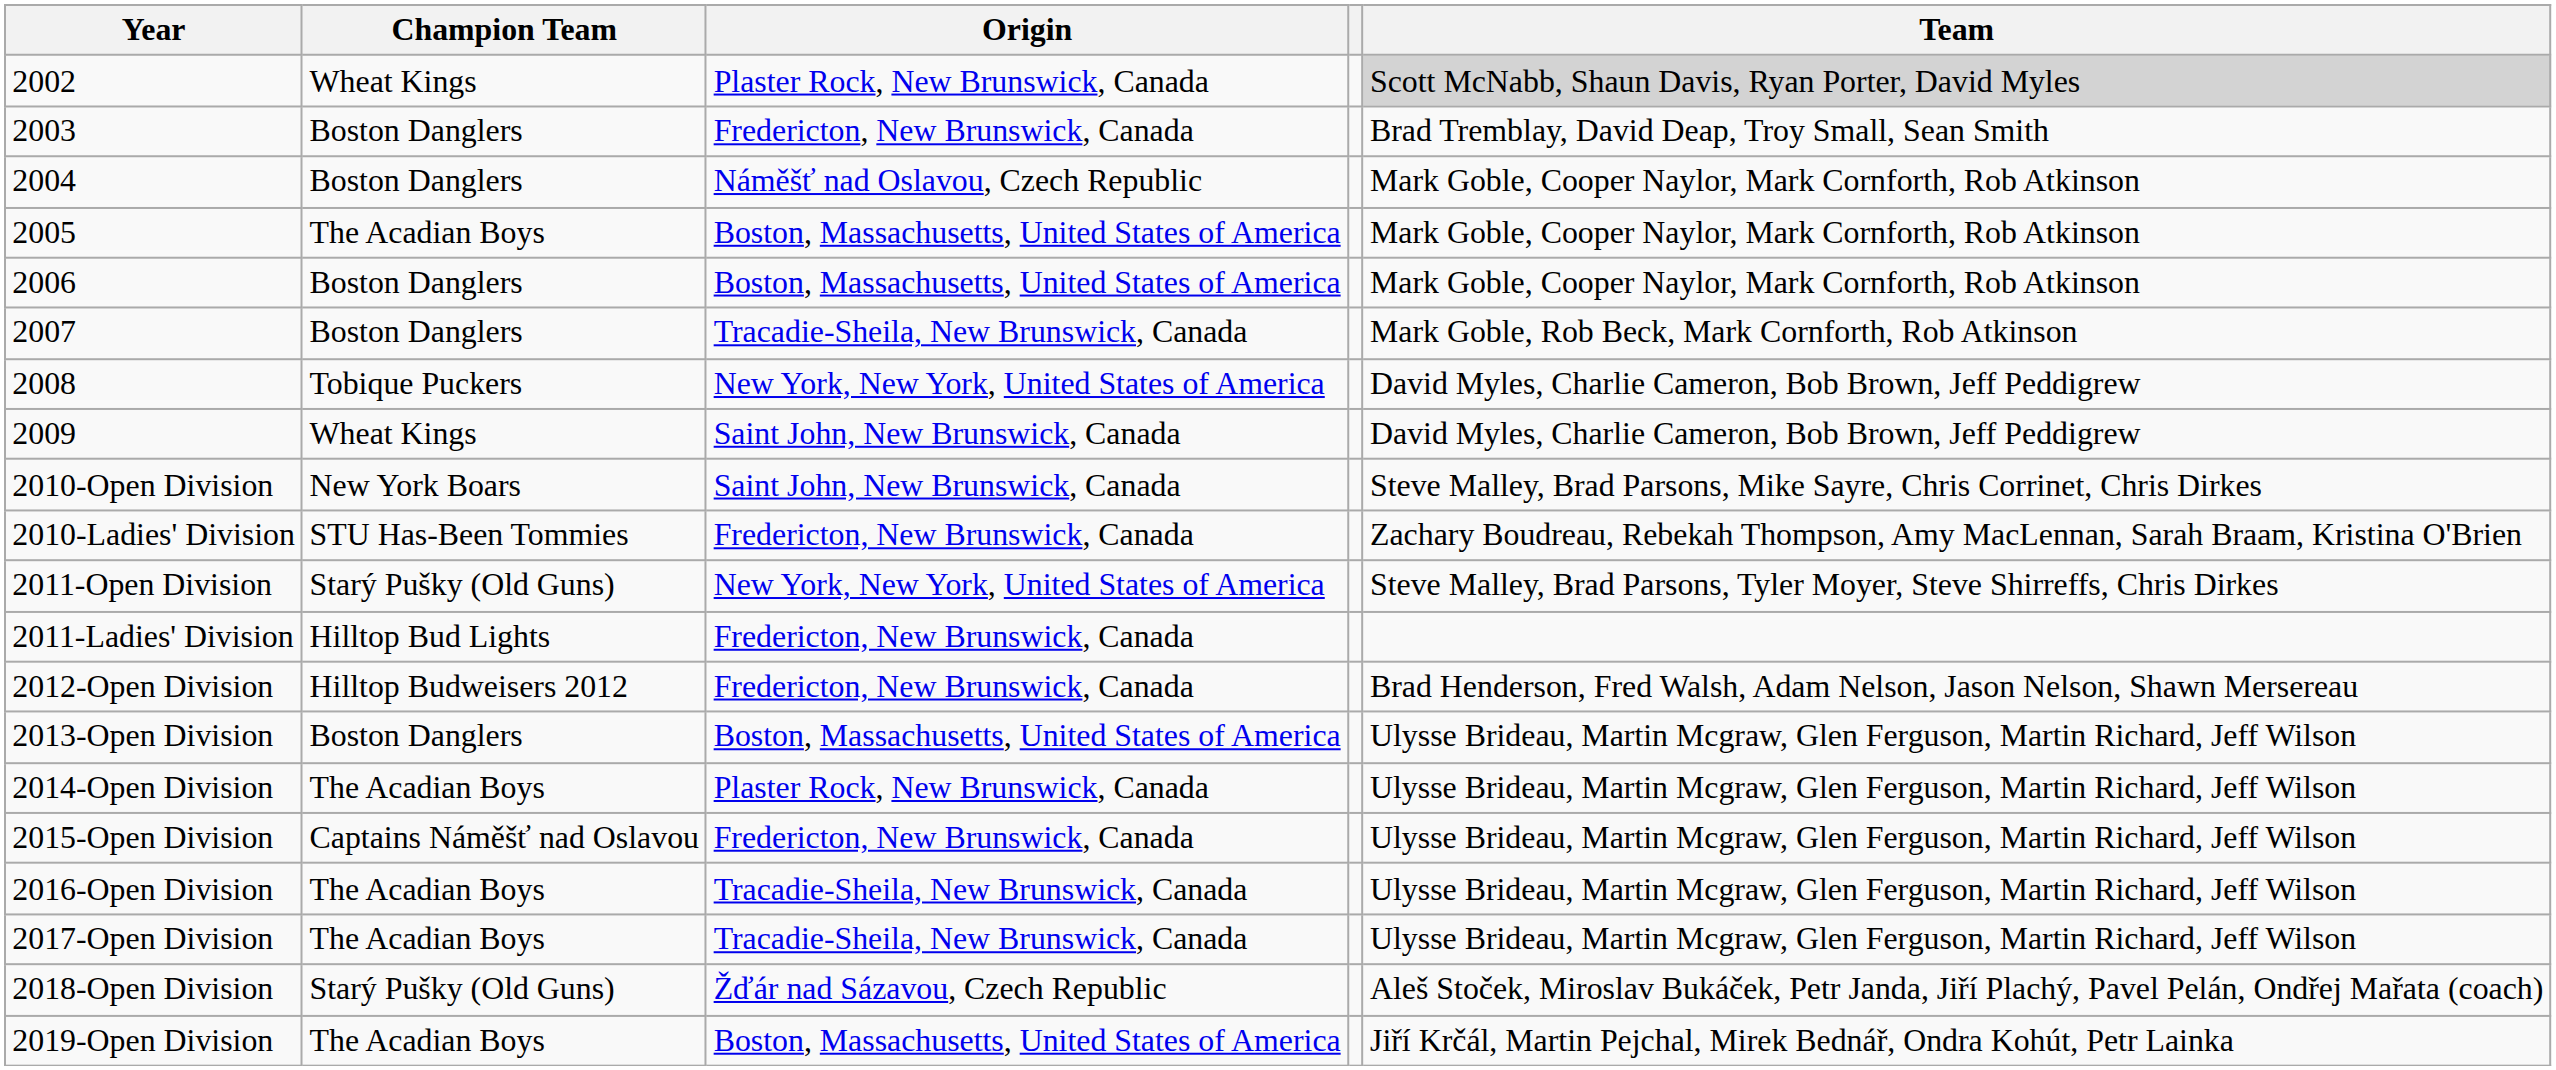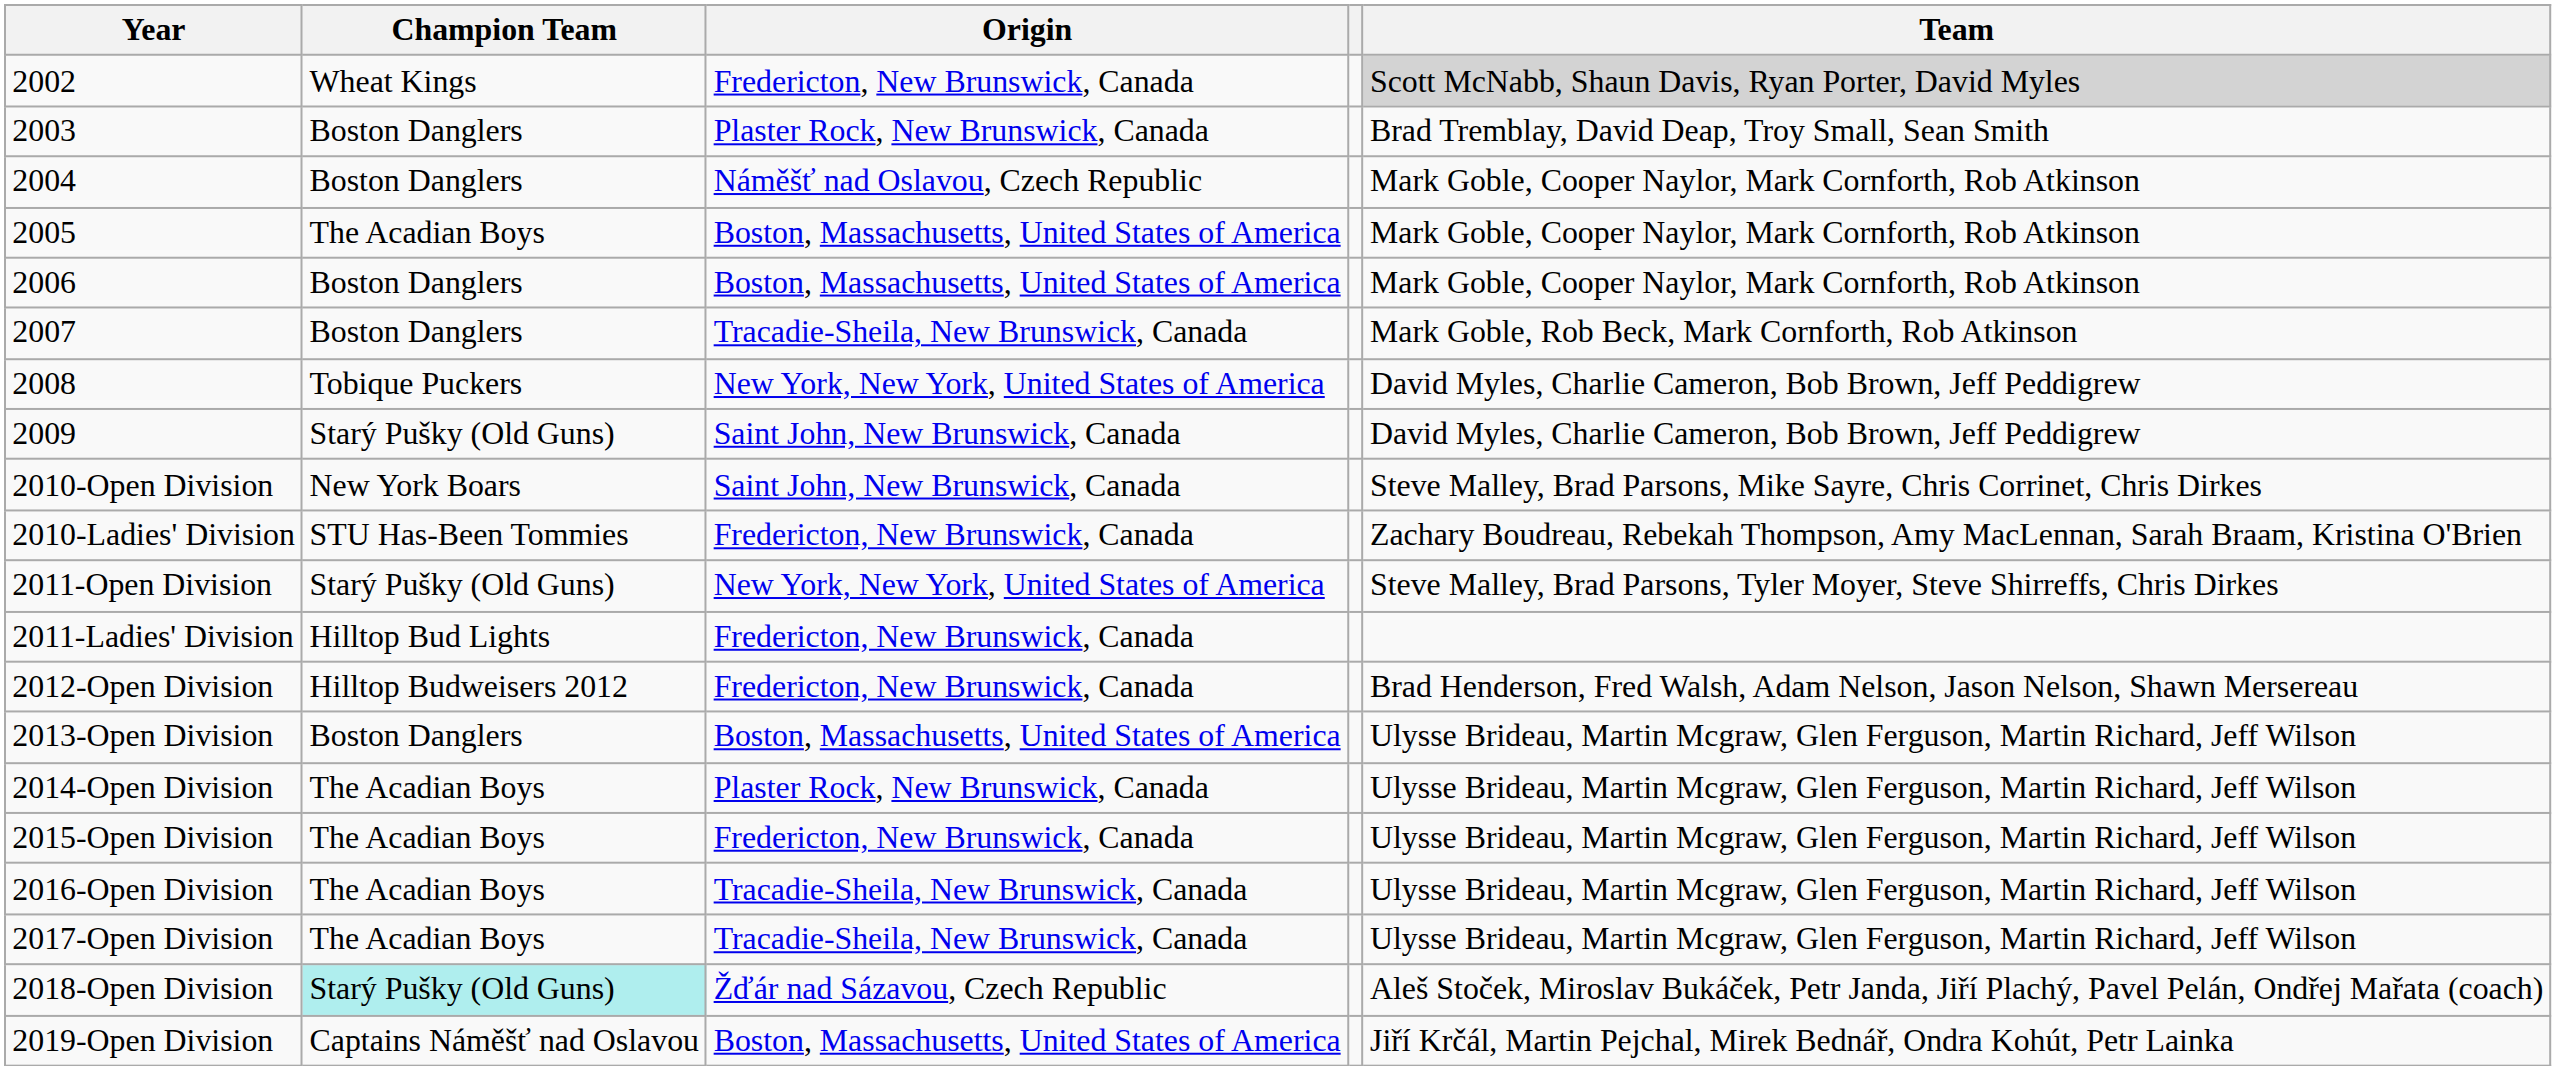(961, 80) Plaster Rock, New Brunswick, Canada -> (954, 80) Fredericton, New Brunswick, Canada
(954, 130) Fredericton, New Brunswick, Canada -> (961, 130) Plaster Rock, New Brunswick, Canada
(393, 433) Wheat Kings -> (462, 433) Starý Pušky (Old Guns)
(504, 837) Captains Náměšť nad Oslavou -> (427, 837) The Acadian Boys
(462, 989) no background -> (462, 989) paleturquoise background
(427, 1039) The Acadian Boys -> (504, 1039) Captains Náměšť nad Oslavou
